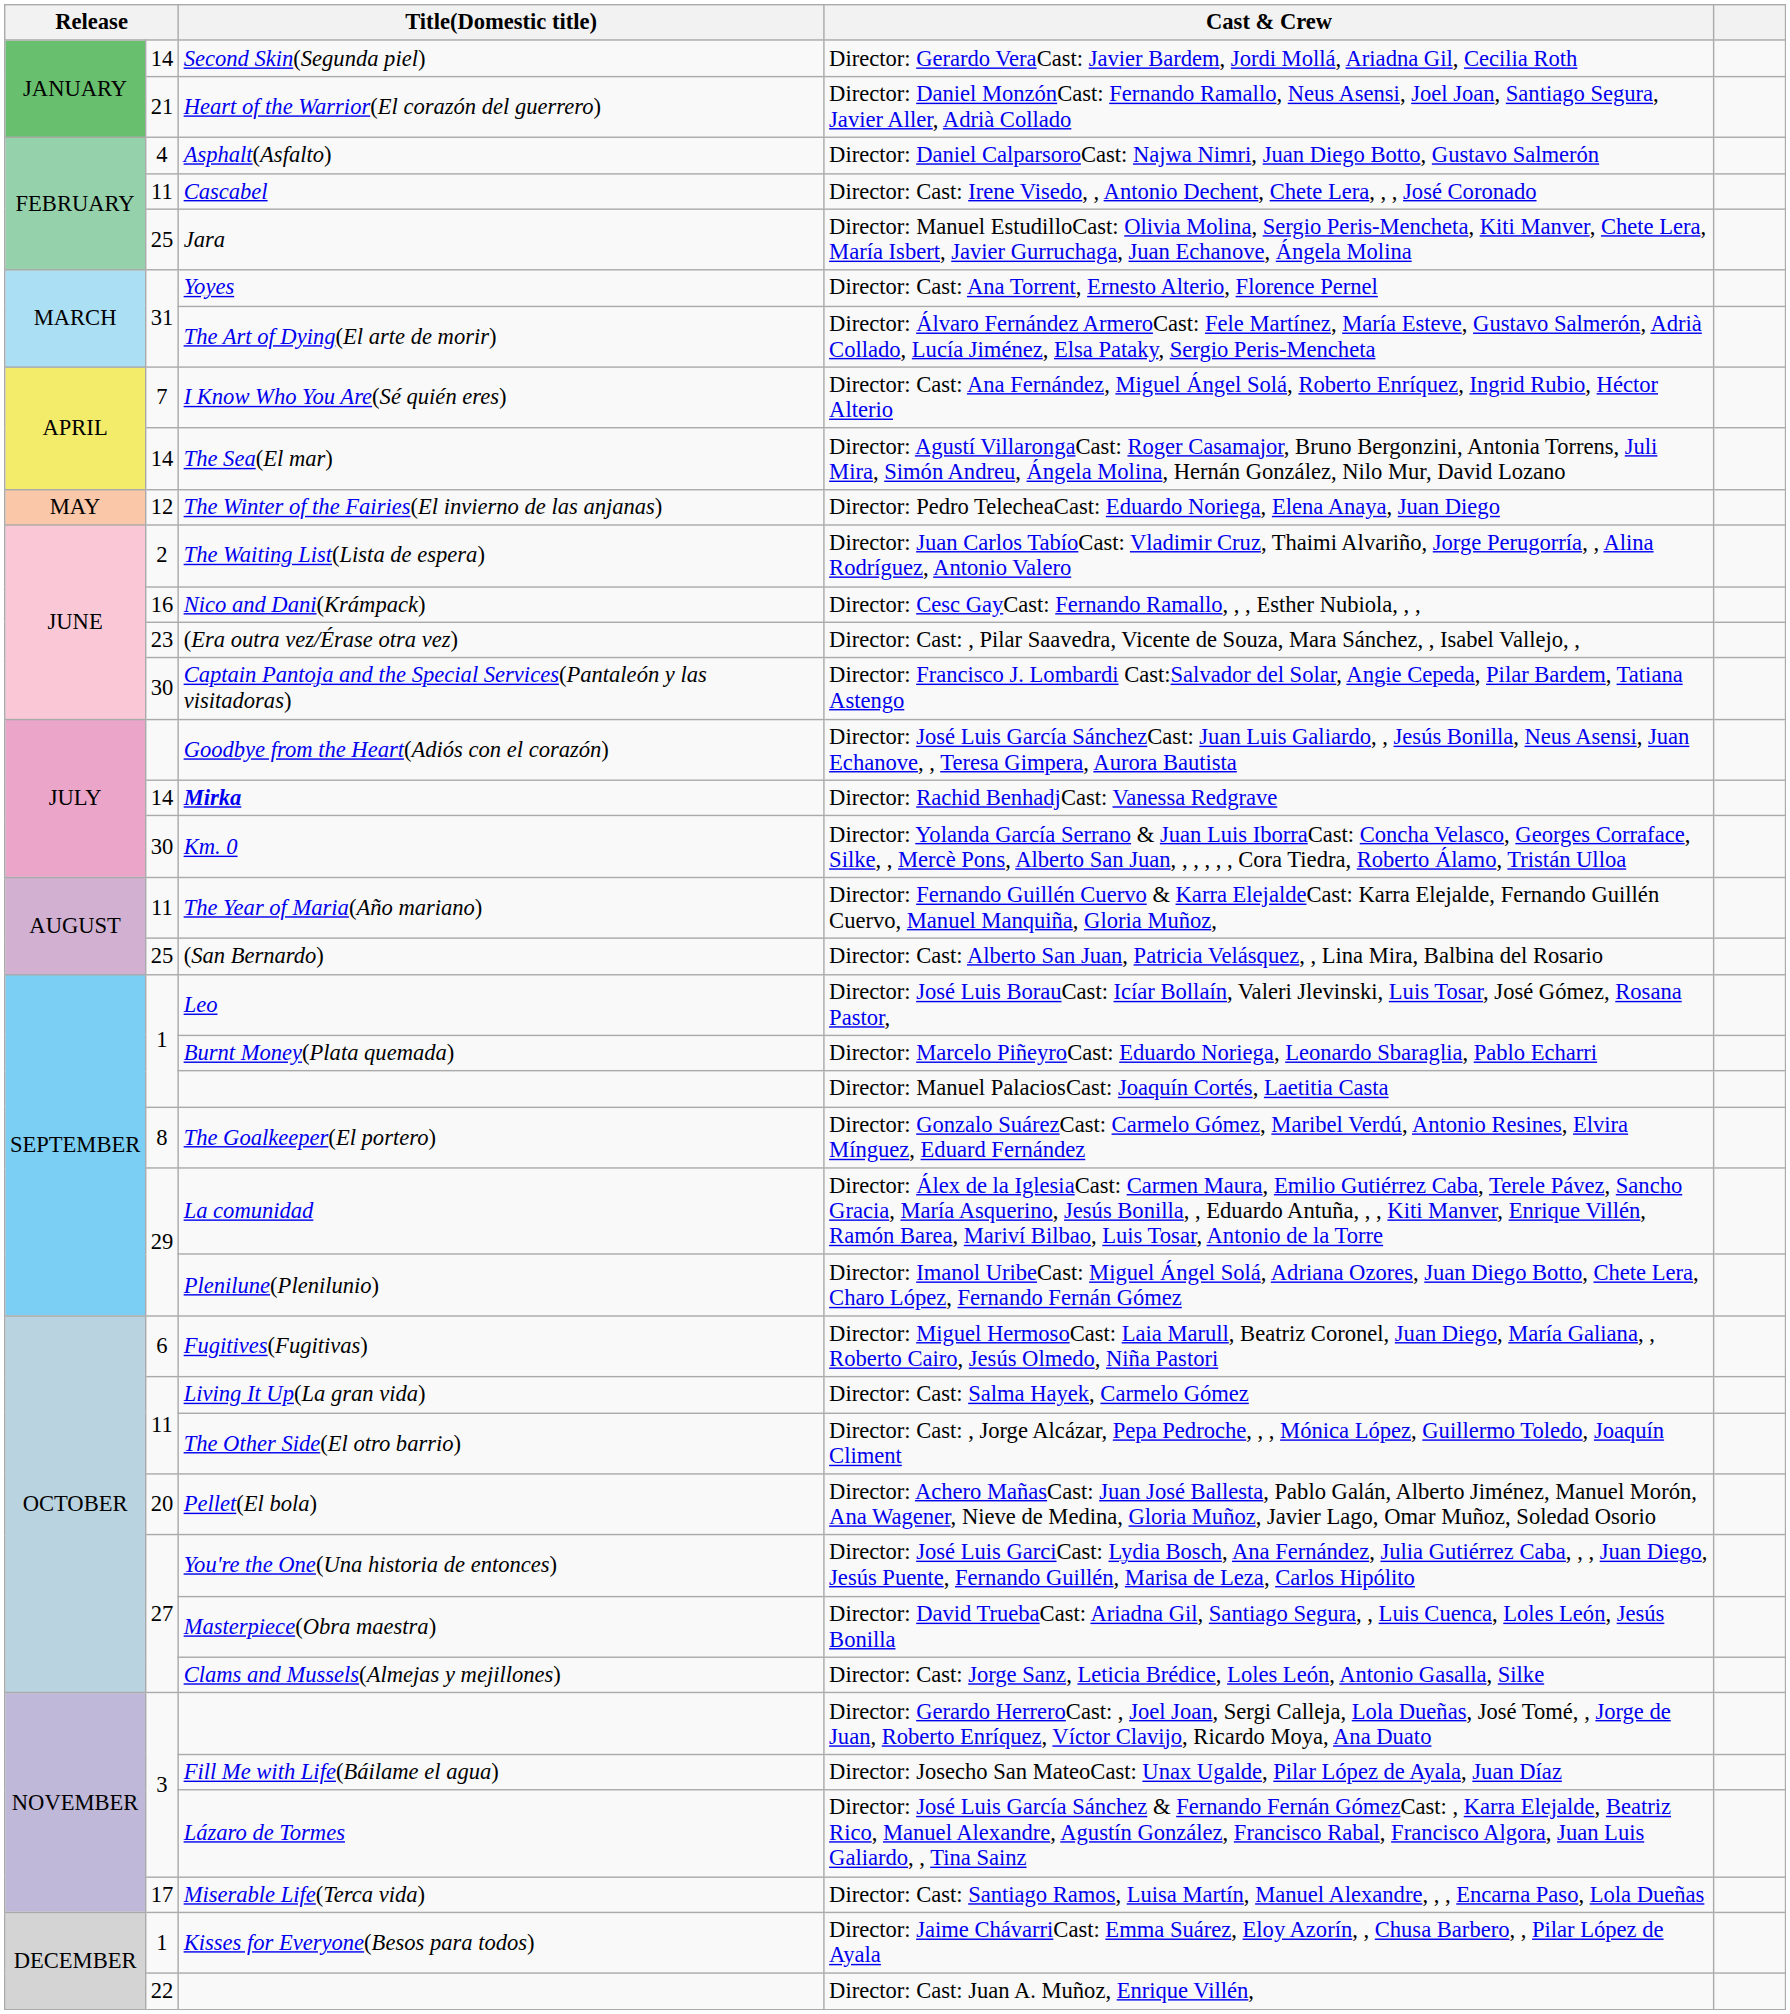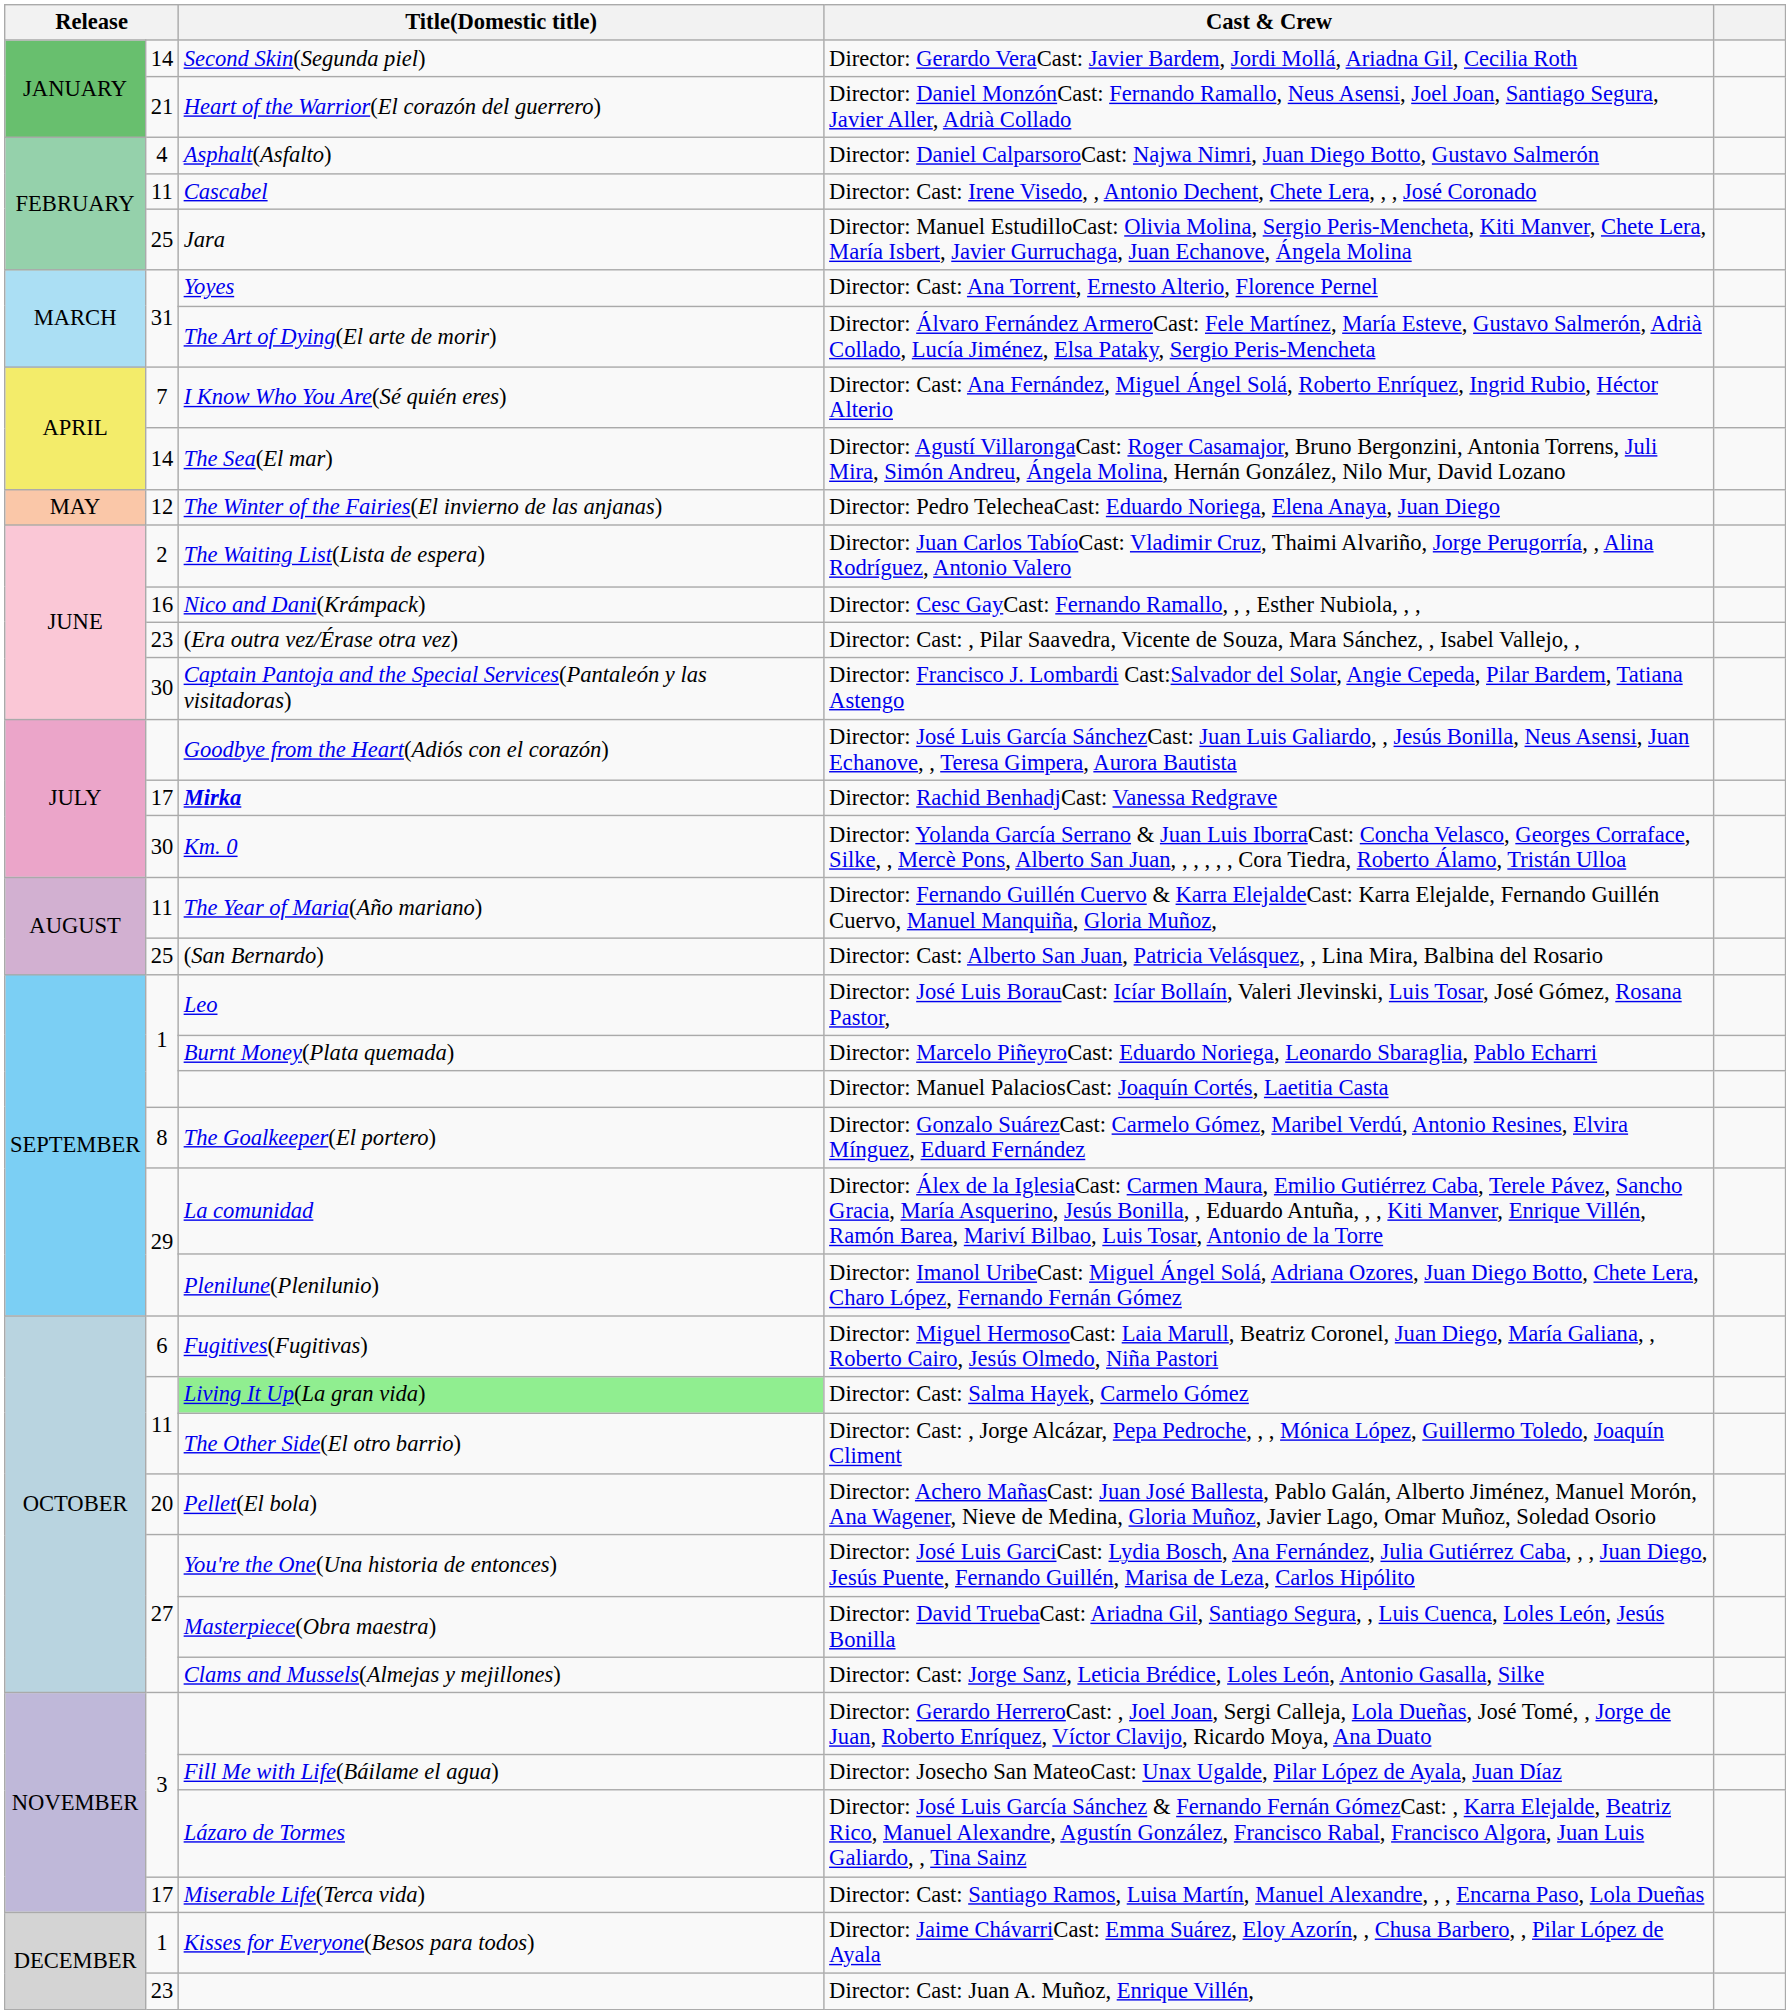(162, 797) 14 -> (162, 797) 17
(305, 1394) no background -> (305, 1394) lightgreen background
(162, 1991) 22 -> (162, 1991) 23
